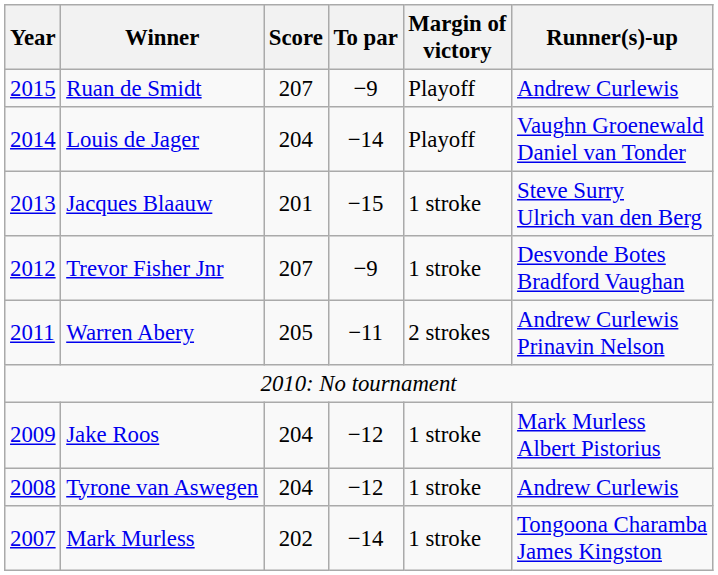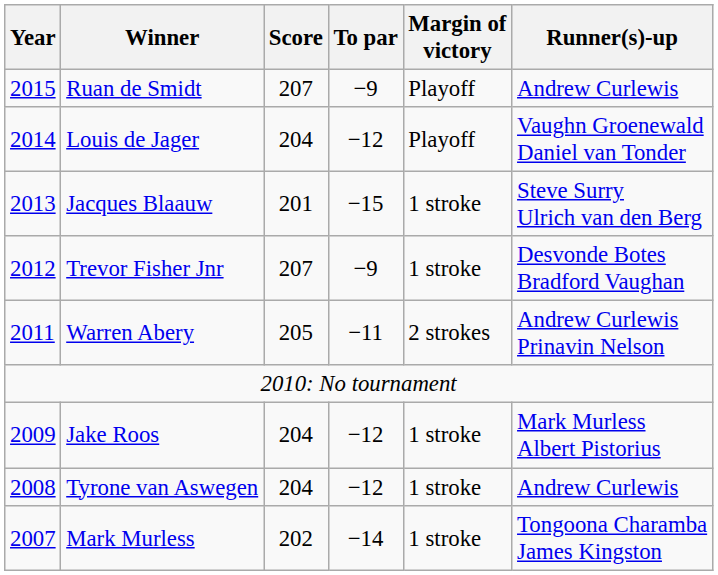(366, 139) −14 -> (366, 139) −12
